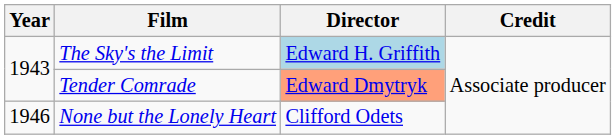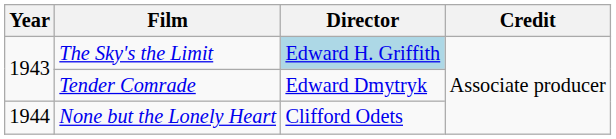(356, 85) lightsalmon background -> (356, 85) no background
(30, 117) 1946 -> (30, 117) 1944
